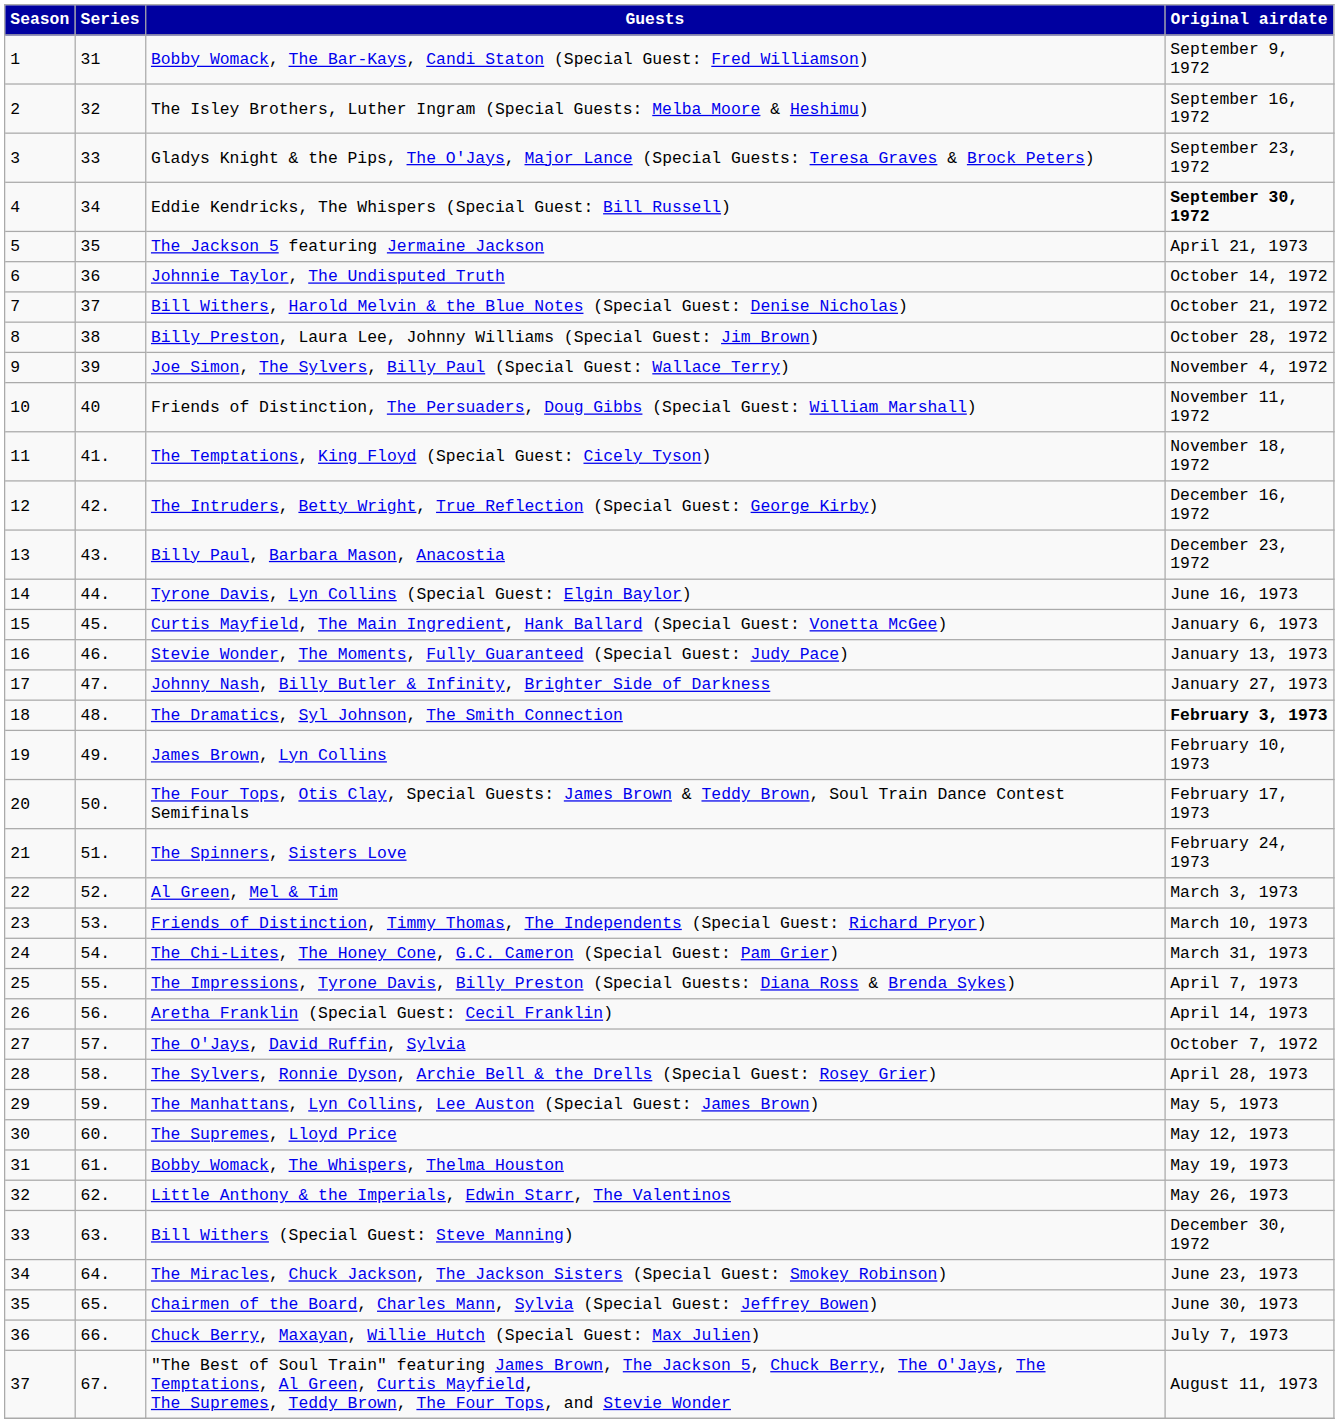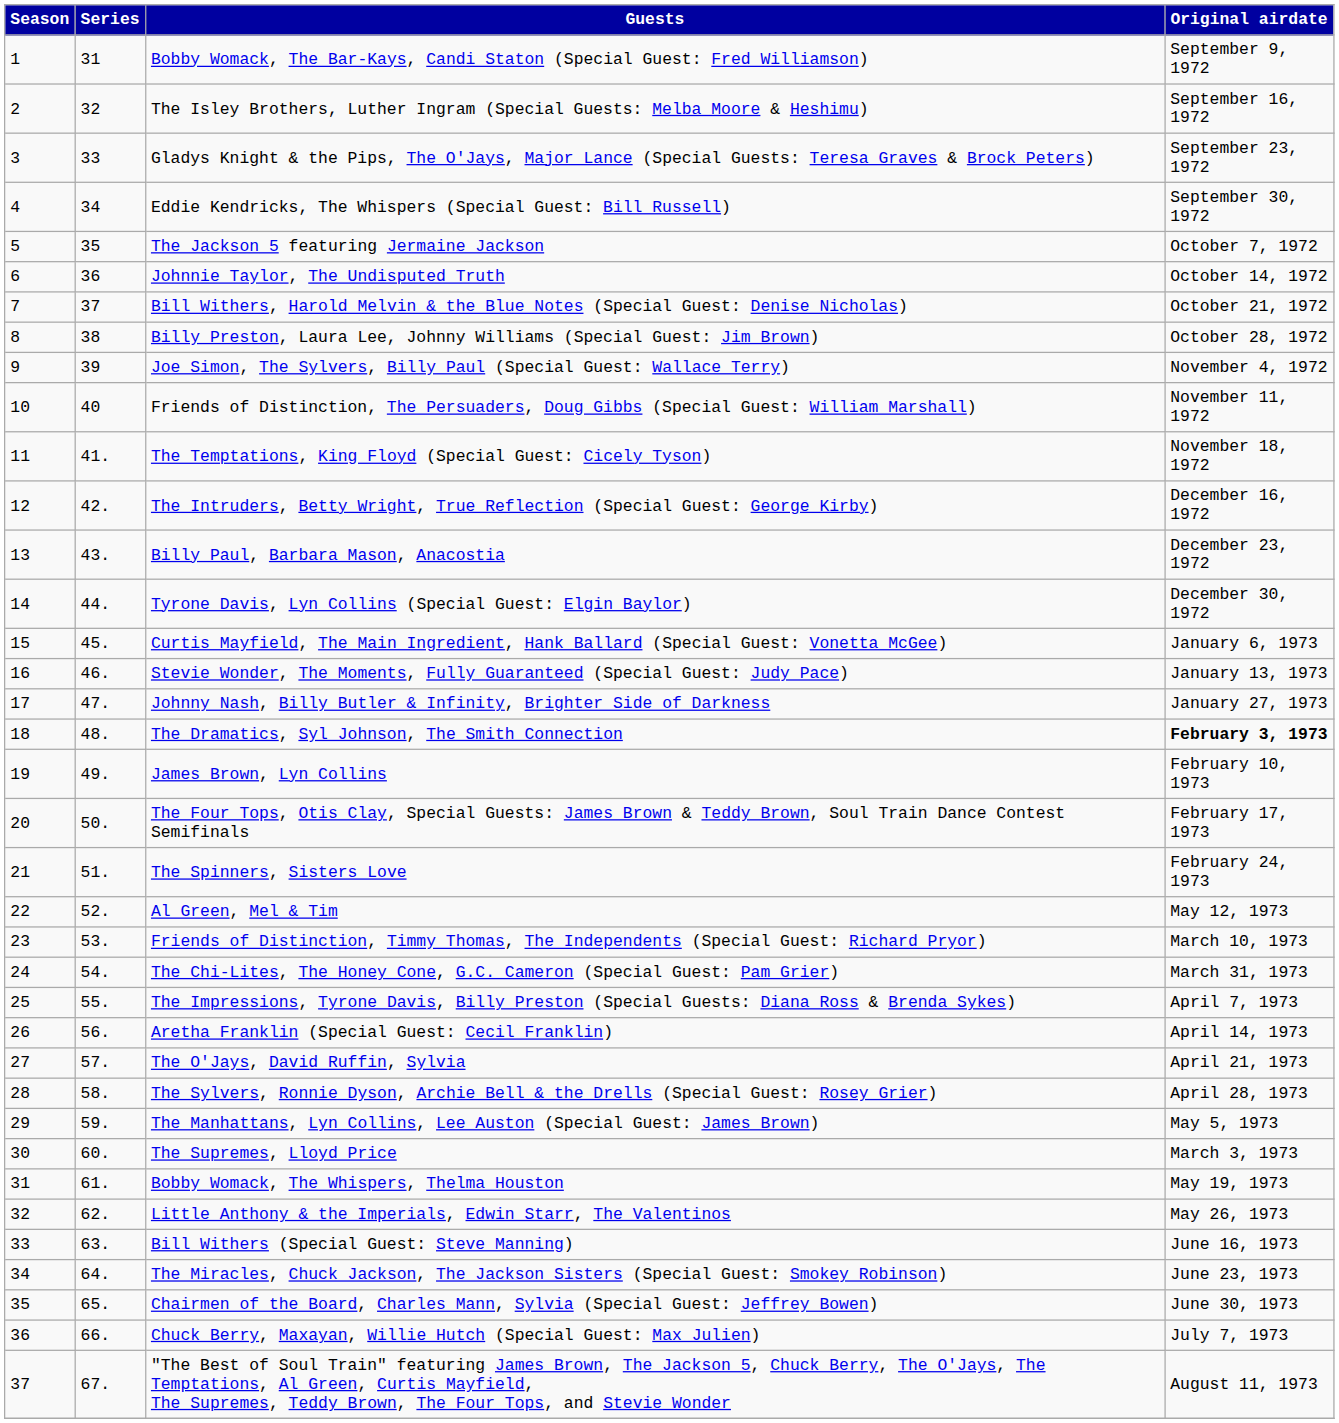(1234, 207) bold -> (1234, 207) normal
(1239, 247) April 21, 1973 -> (1244, 247) October 7, 1972
(1234, 594) June 16, 1973 -> (1229, 604) December 30, 1972
(1234, 893) March 3, 1973 -> (1229, 912) May 12, 1973
(1244, 1044) October 7, 1972 -> (1239, 1063) April 21, 1973
(1229, 1135) May 12, 1973 -> (1234, 1154) March 3, 1973
(1229, 1235) December 30, 1972 -> (1234, 1244) June 16, 1973
